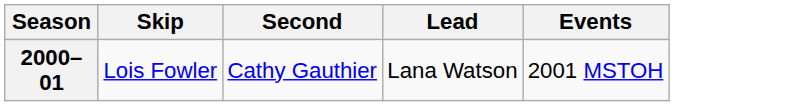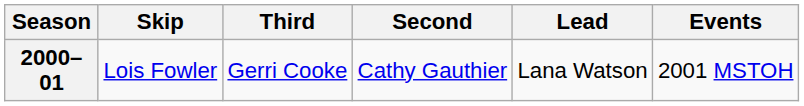+ column: (287, 22)
